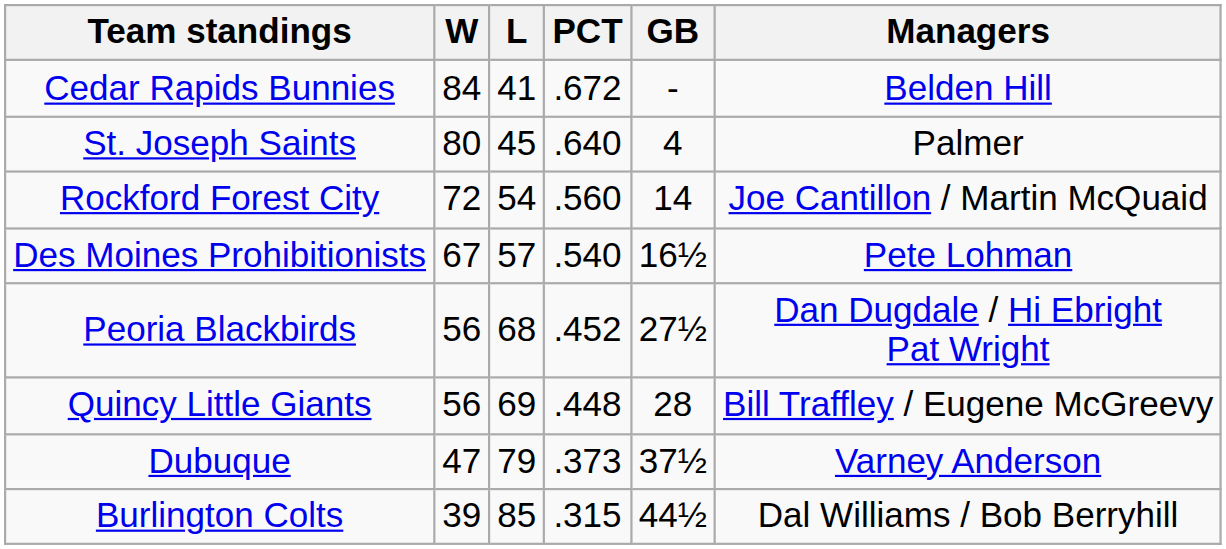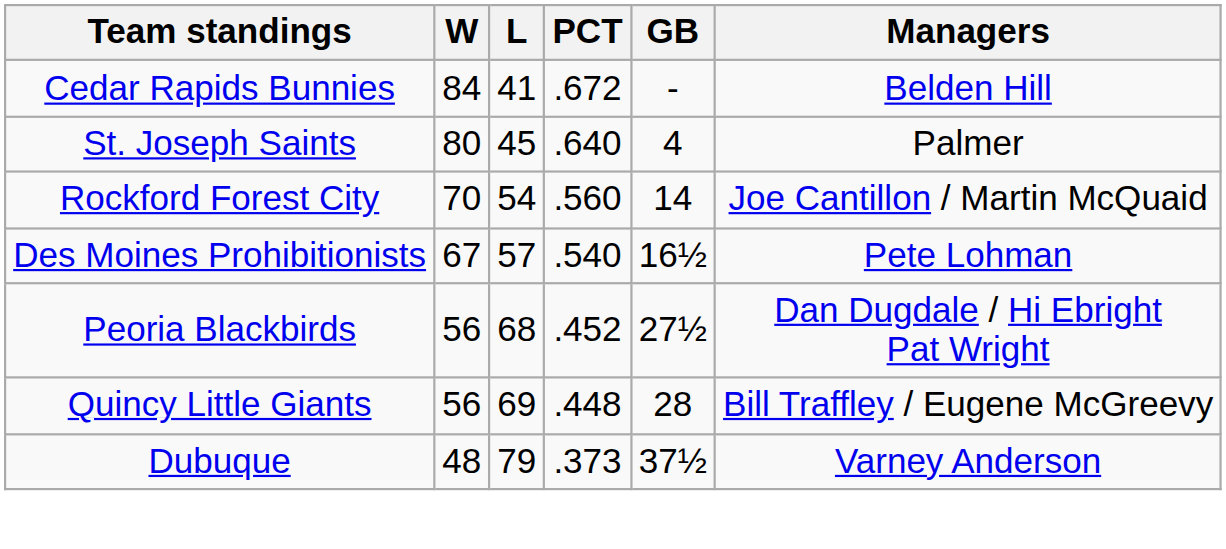(462, 198) 72 -> (462, 198) 70
(462, 460) 47 -> (462, 460) 48
- row: (220, 516)
